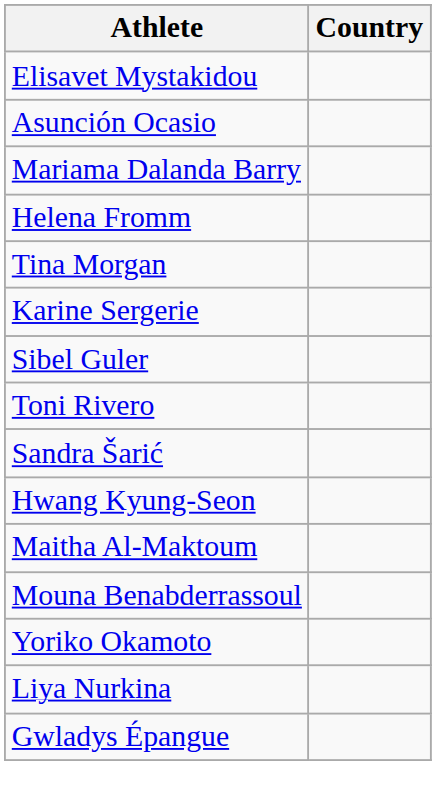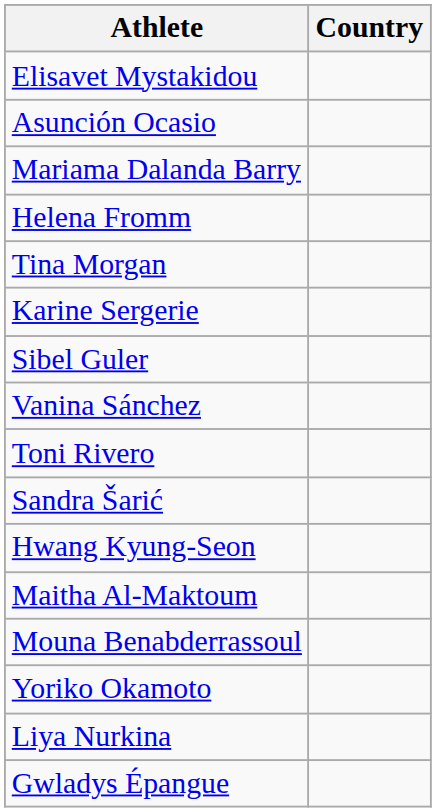+ row: (106, 405)
